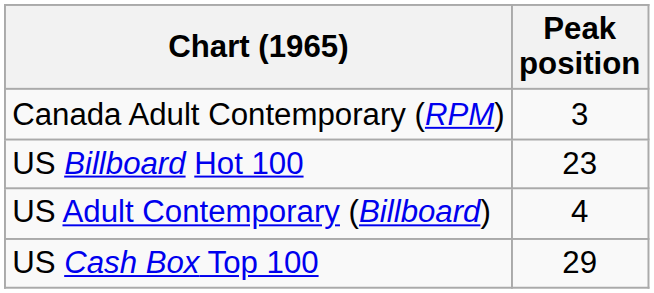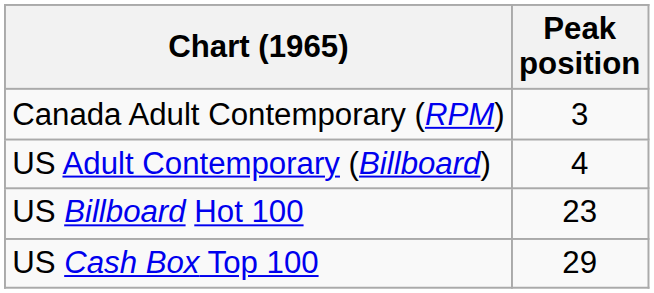rows swapped: (158, 163) <-> (251, 212)
